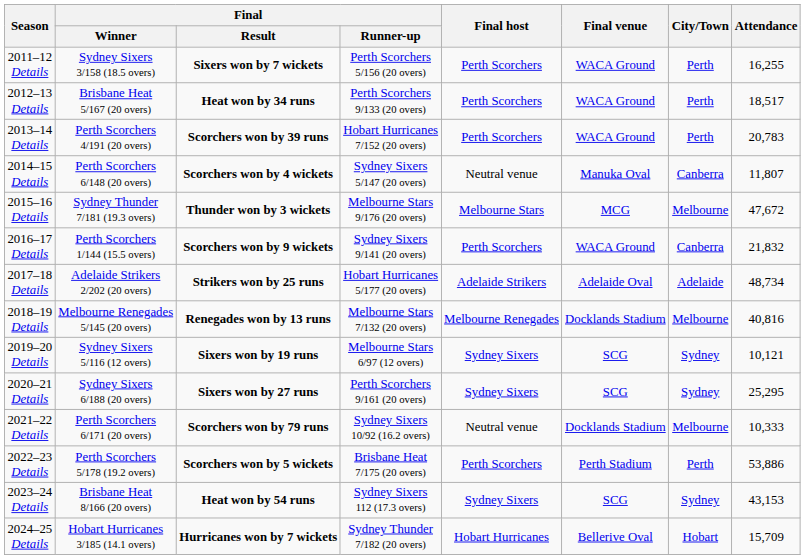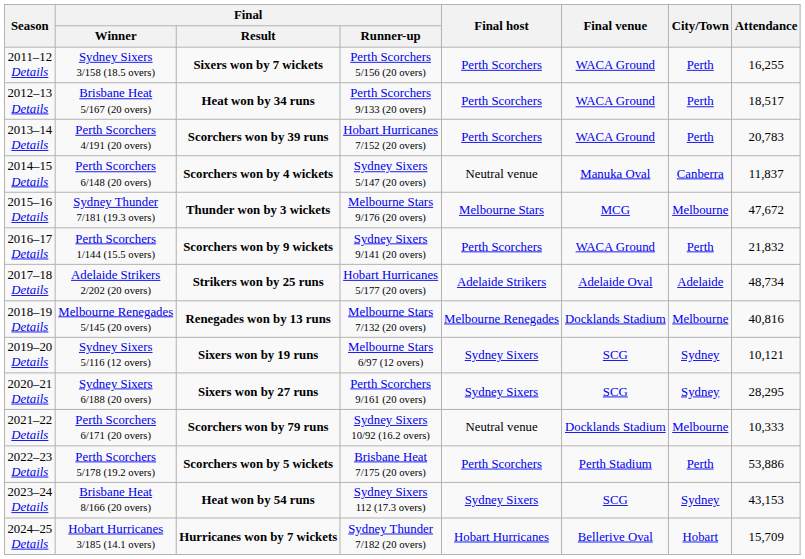(766, 174) 11,807 -> (766, 174) 11,837
(700, 246) Canberra -> (700, 246) Perth
(766, 391) 25,295 -> (766, 391) 28,295
